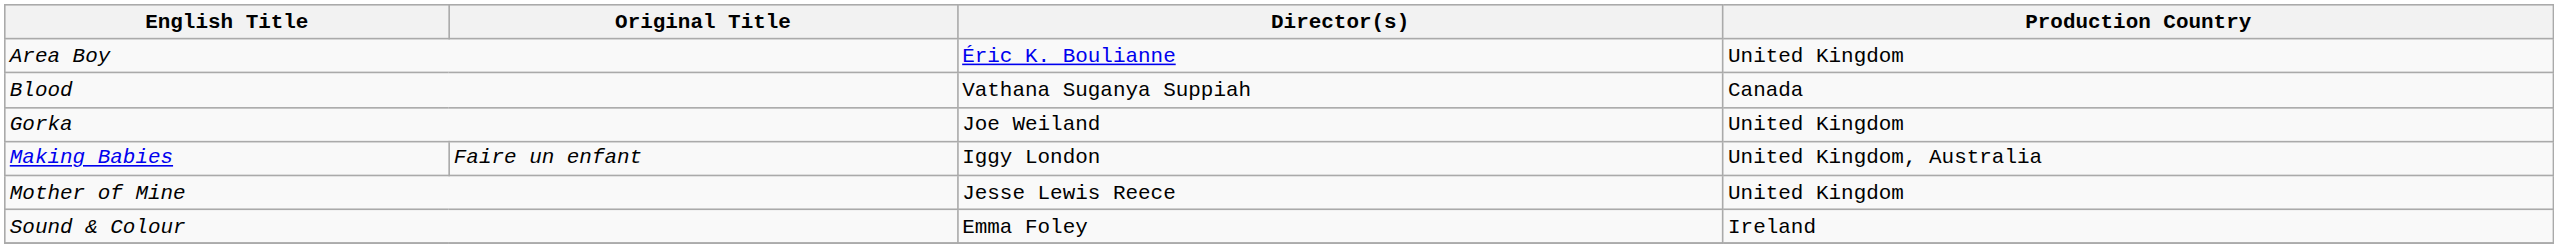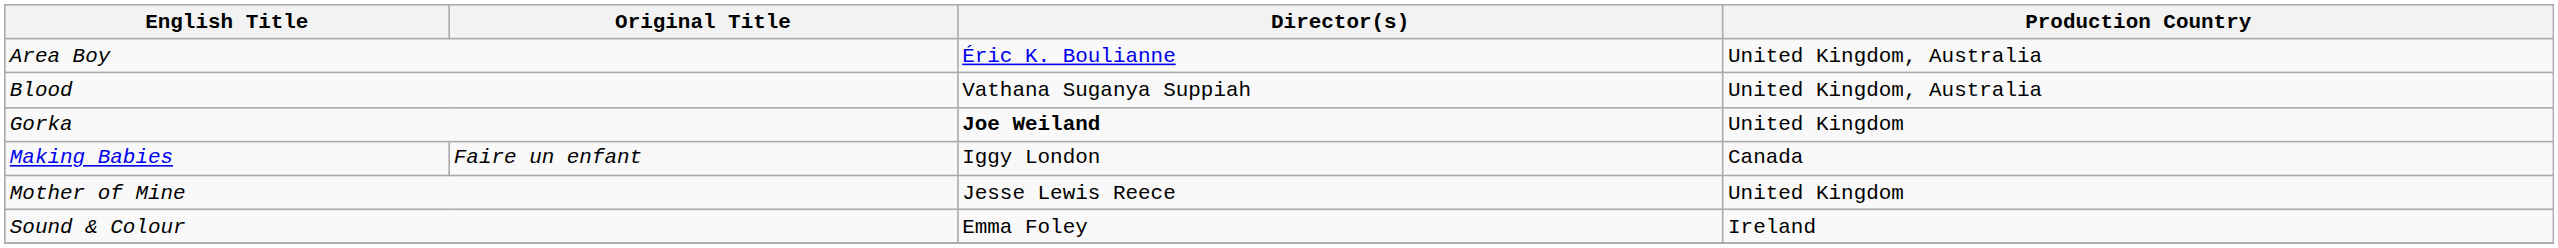(1816, 56) United Kingdom -> (1885, 56) United Kingdom, Australia
(1766, 90) Canada -> (1885, 90) United Kingdom, Australia
(1031, 124) normal -> (1031, 124) bold
(1885, 158) United Kingdom, Australia -> (1766, 158) Canada
